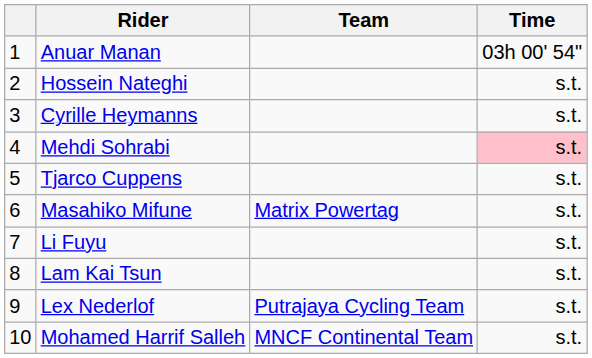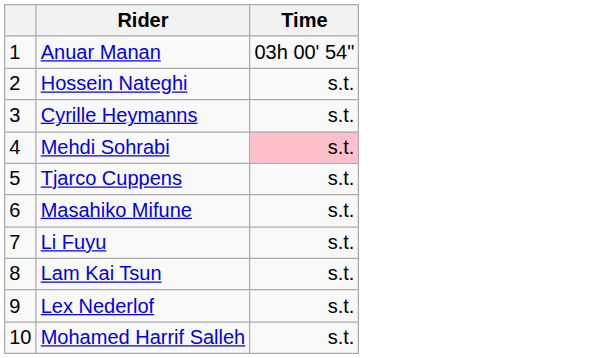- column: (364, 20)
